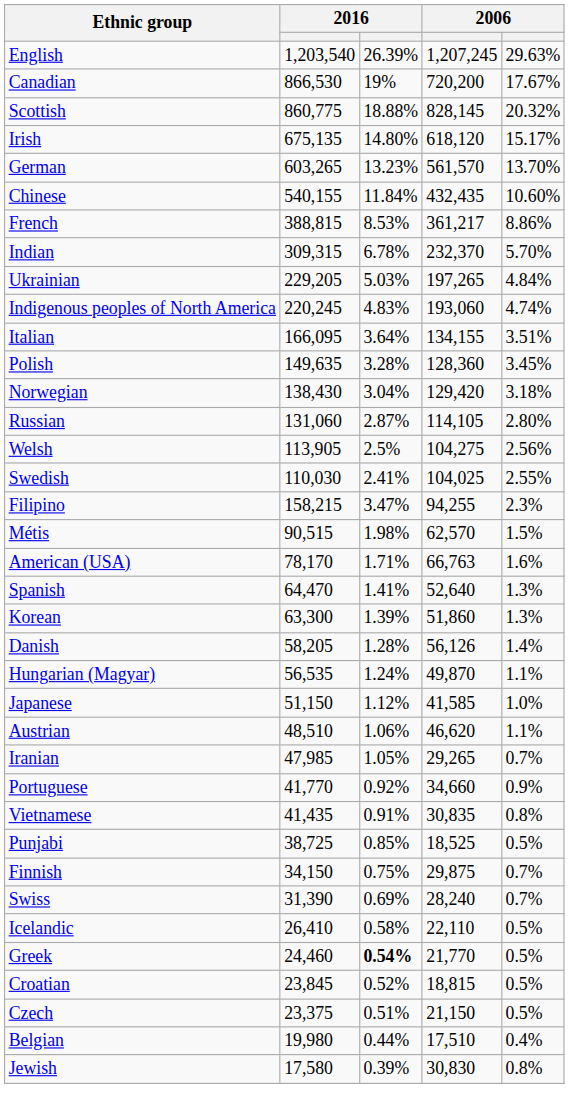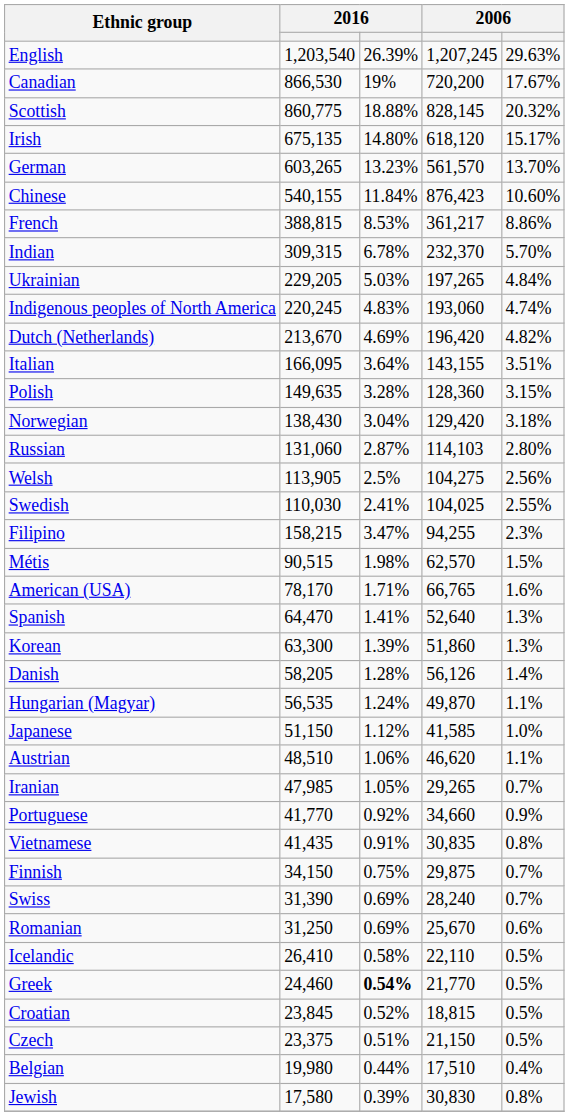(455, 195) 432,435 -> (455, 195) 876,423
+ row: (81, 336)
(455, 336) 134,155 -> (455, 364) 143,155
(528, 364) 3.45% -> (528, 392) 3.15%
(455, 421) 114,105 -> (455, 449) 114,103
(451, 561) 66,763 -> (451, 590) 66,765
- row: (36, 843)
+ row: (45, 928)
